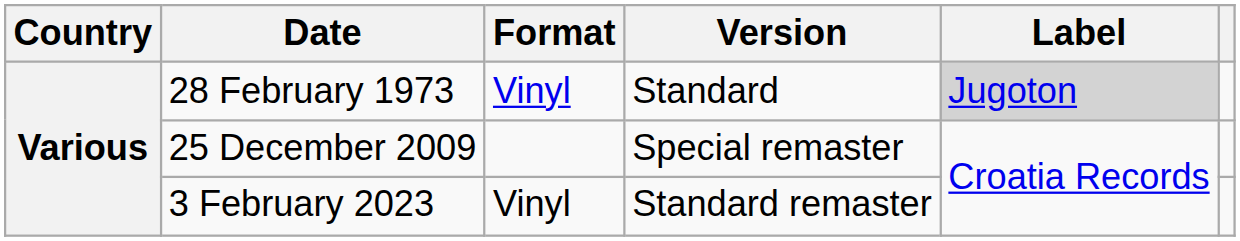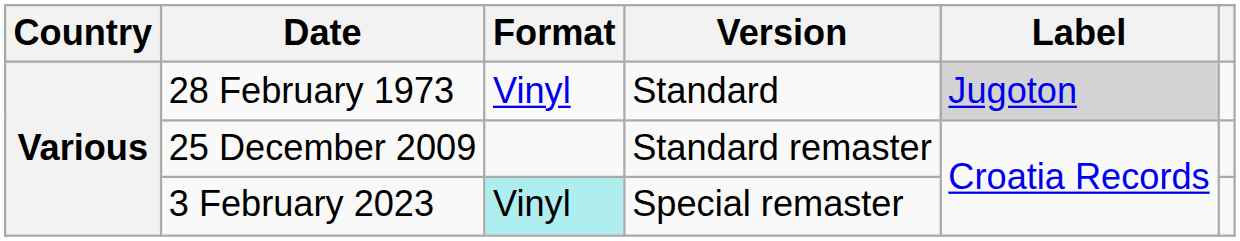(768, 147) Special remaster -> (782, 147) Standard remaster
(532, 205) no background -> (532, 205) paleturquoise background
(782, 205) Standard remaster -> (768, 205) Special remaster
